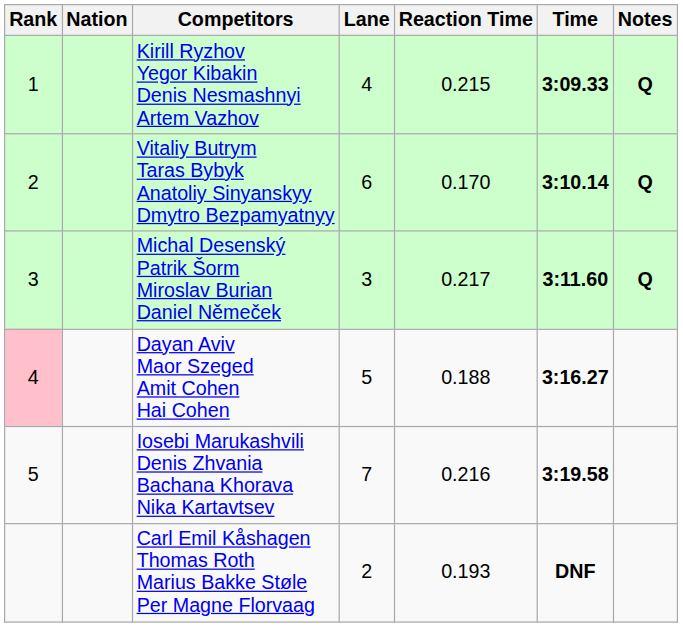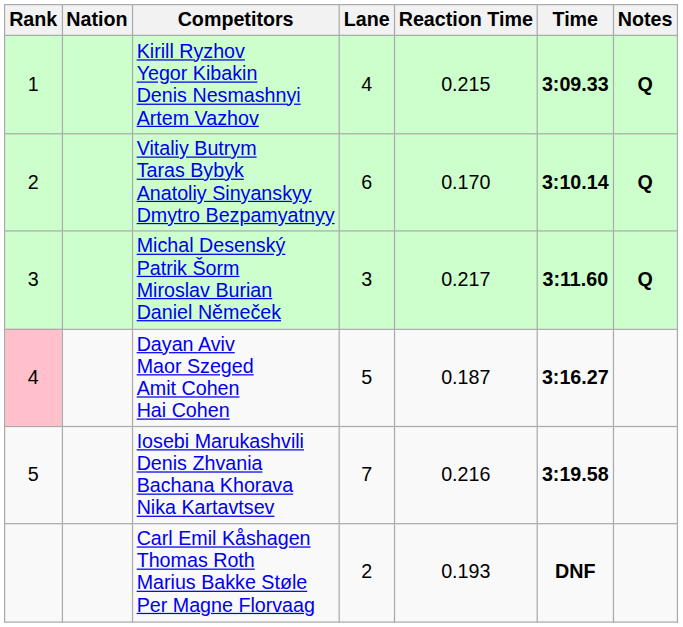(466, 377) 0.188 -> (466, 377) 0.187
